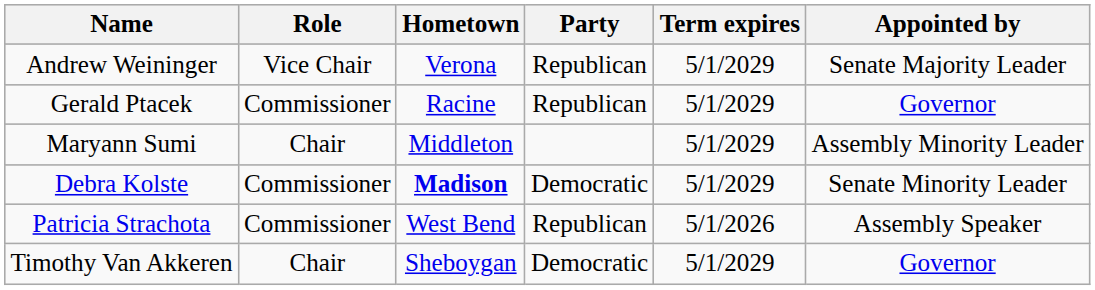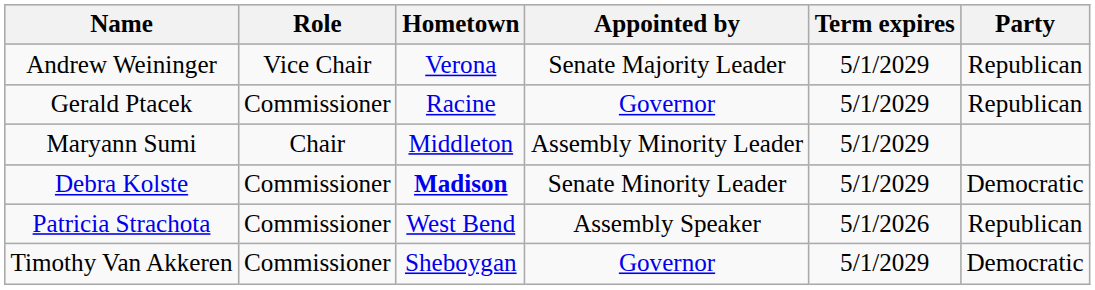columns swapped: (948, 24) <-> (590, 24)
(317, 263) Chair -> (317, 263) Commissioner
